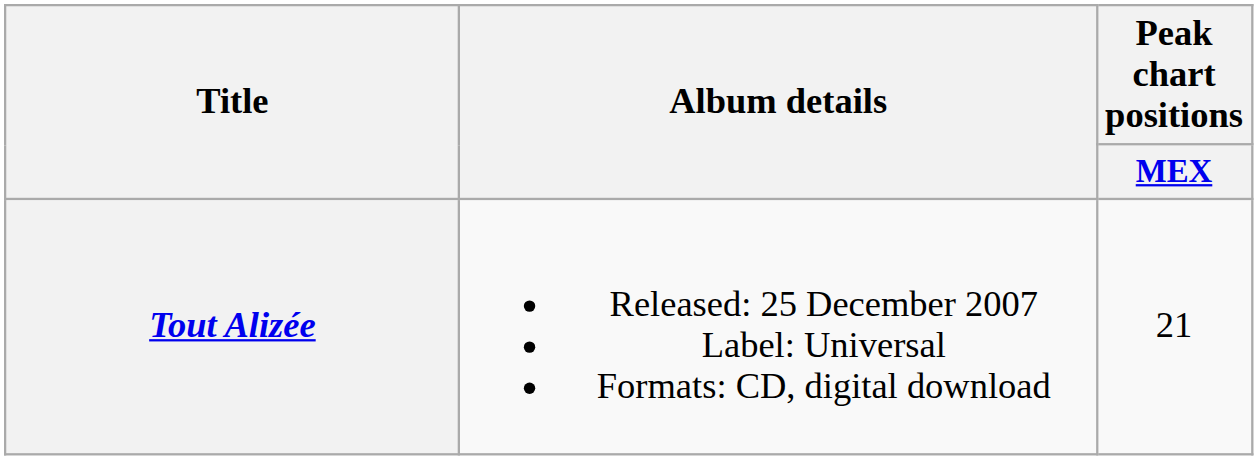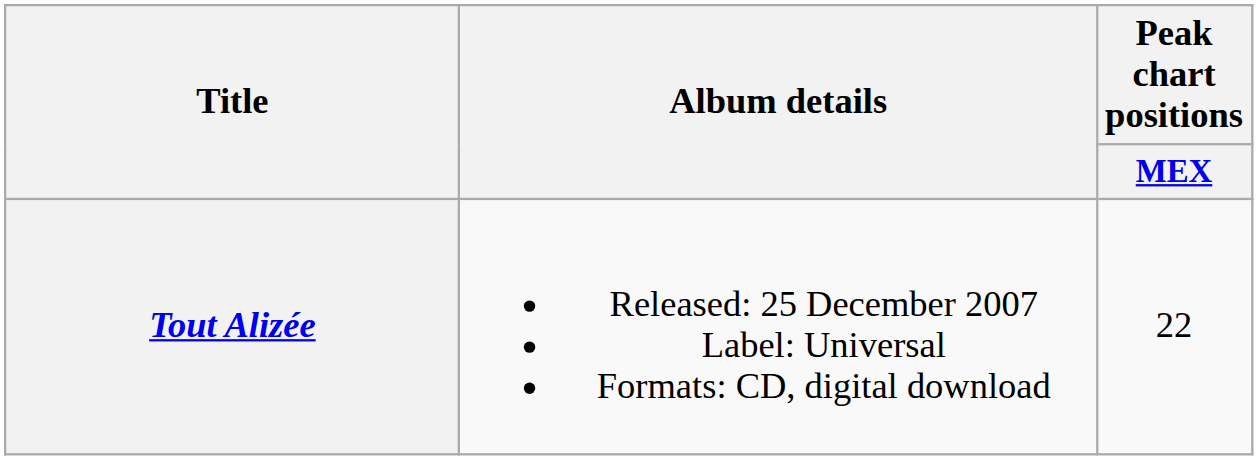(1174, 325) 21 -> (1174, 325) 22
